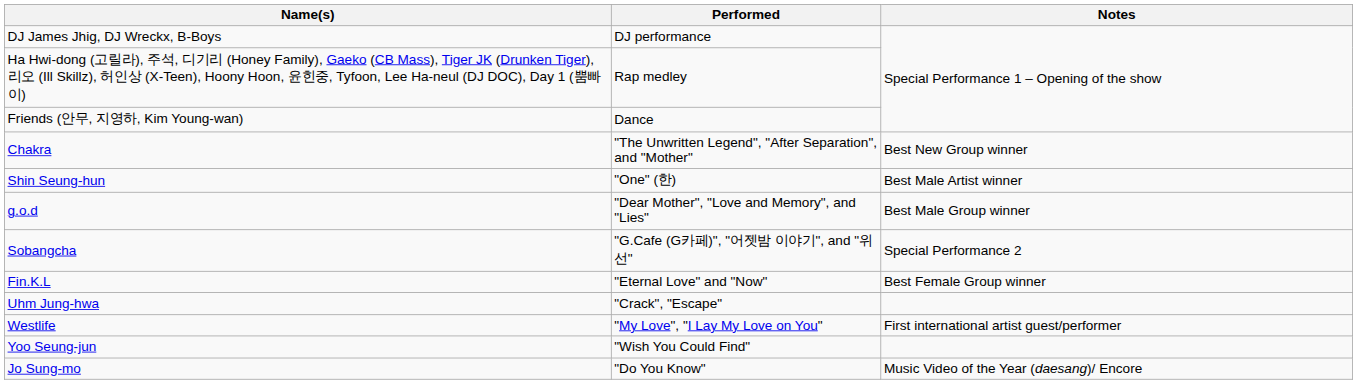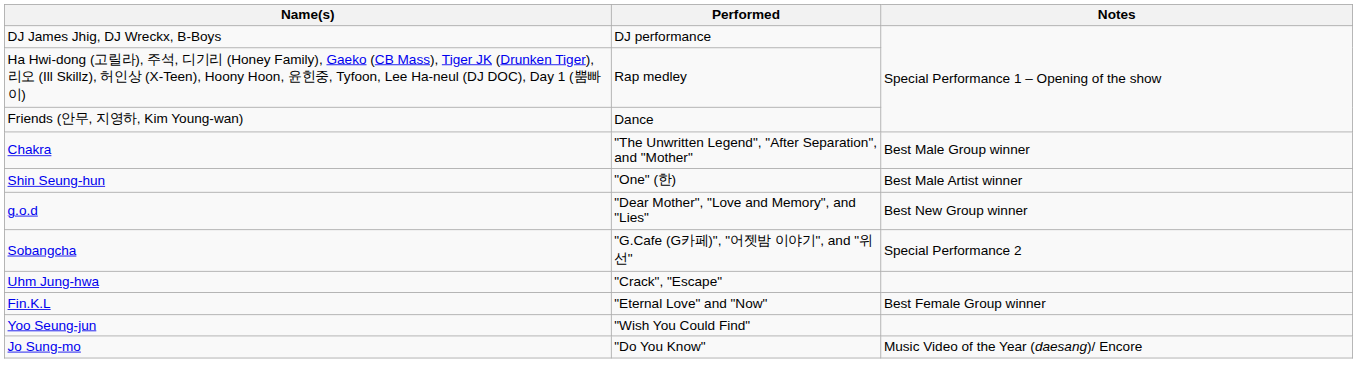(956, 150) Best New Group winner -> (957, 150) Best Male Group winner
(957, 210) Best Male Group winner -> (956, 210) Best New Group winner
rows swapped: (29, 282) <-> (53, 303)
- row: (32, 325)
